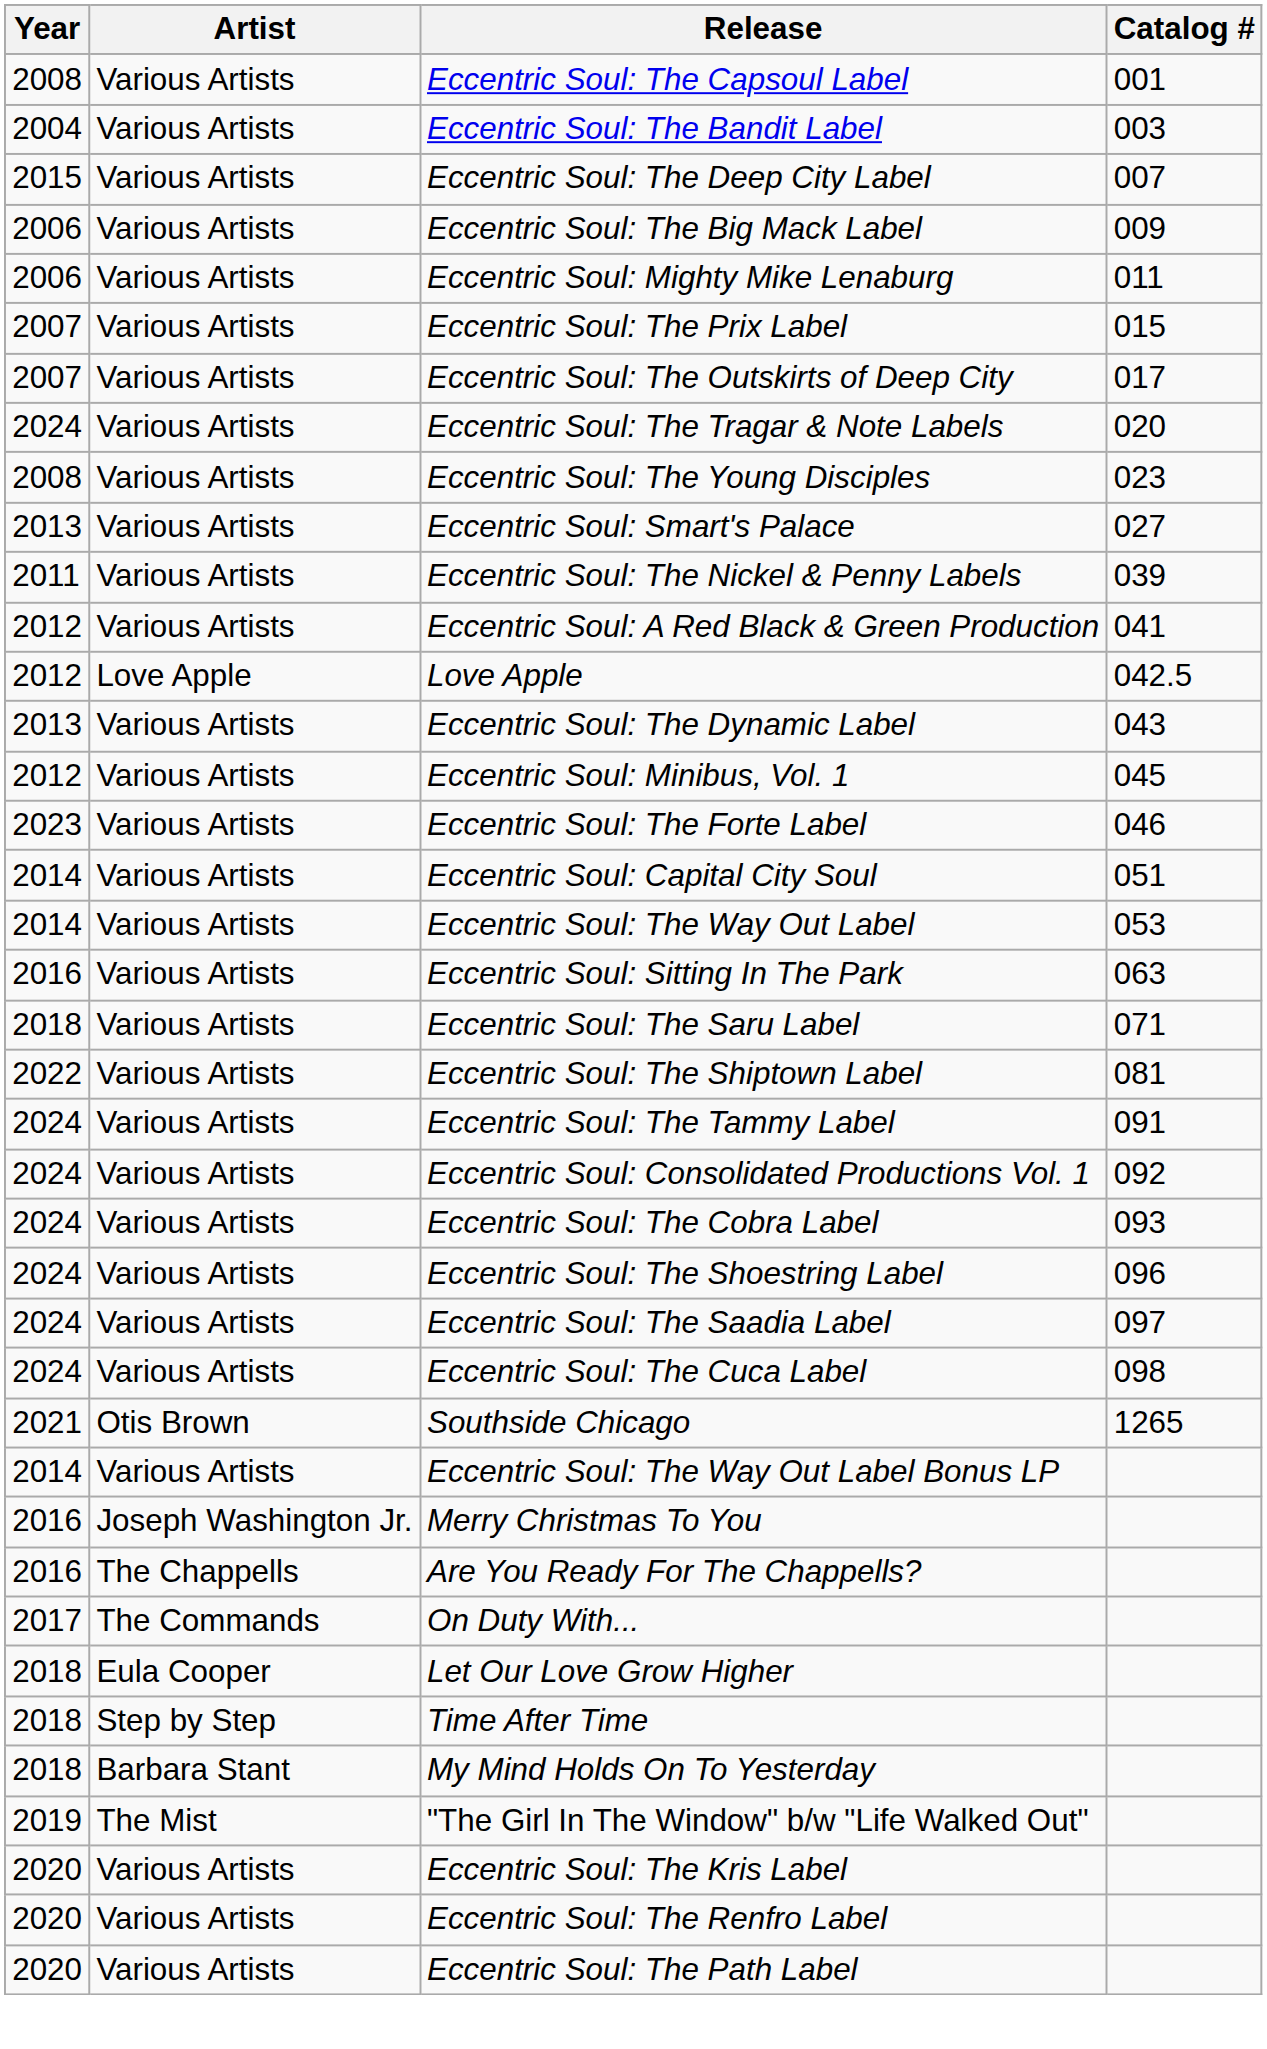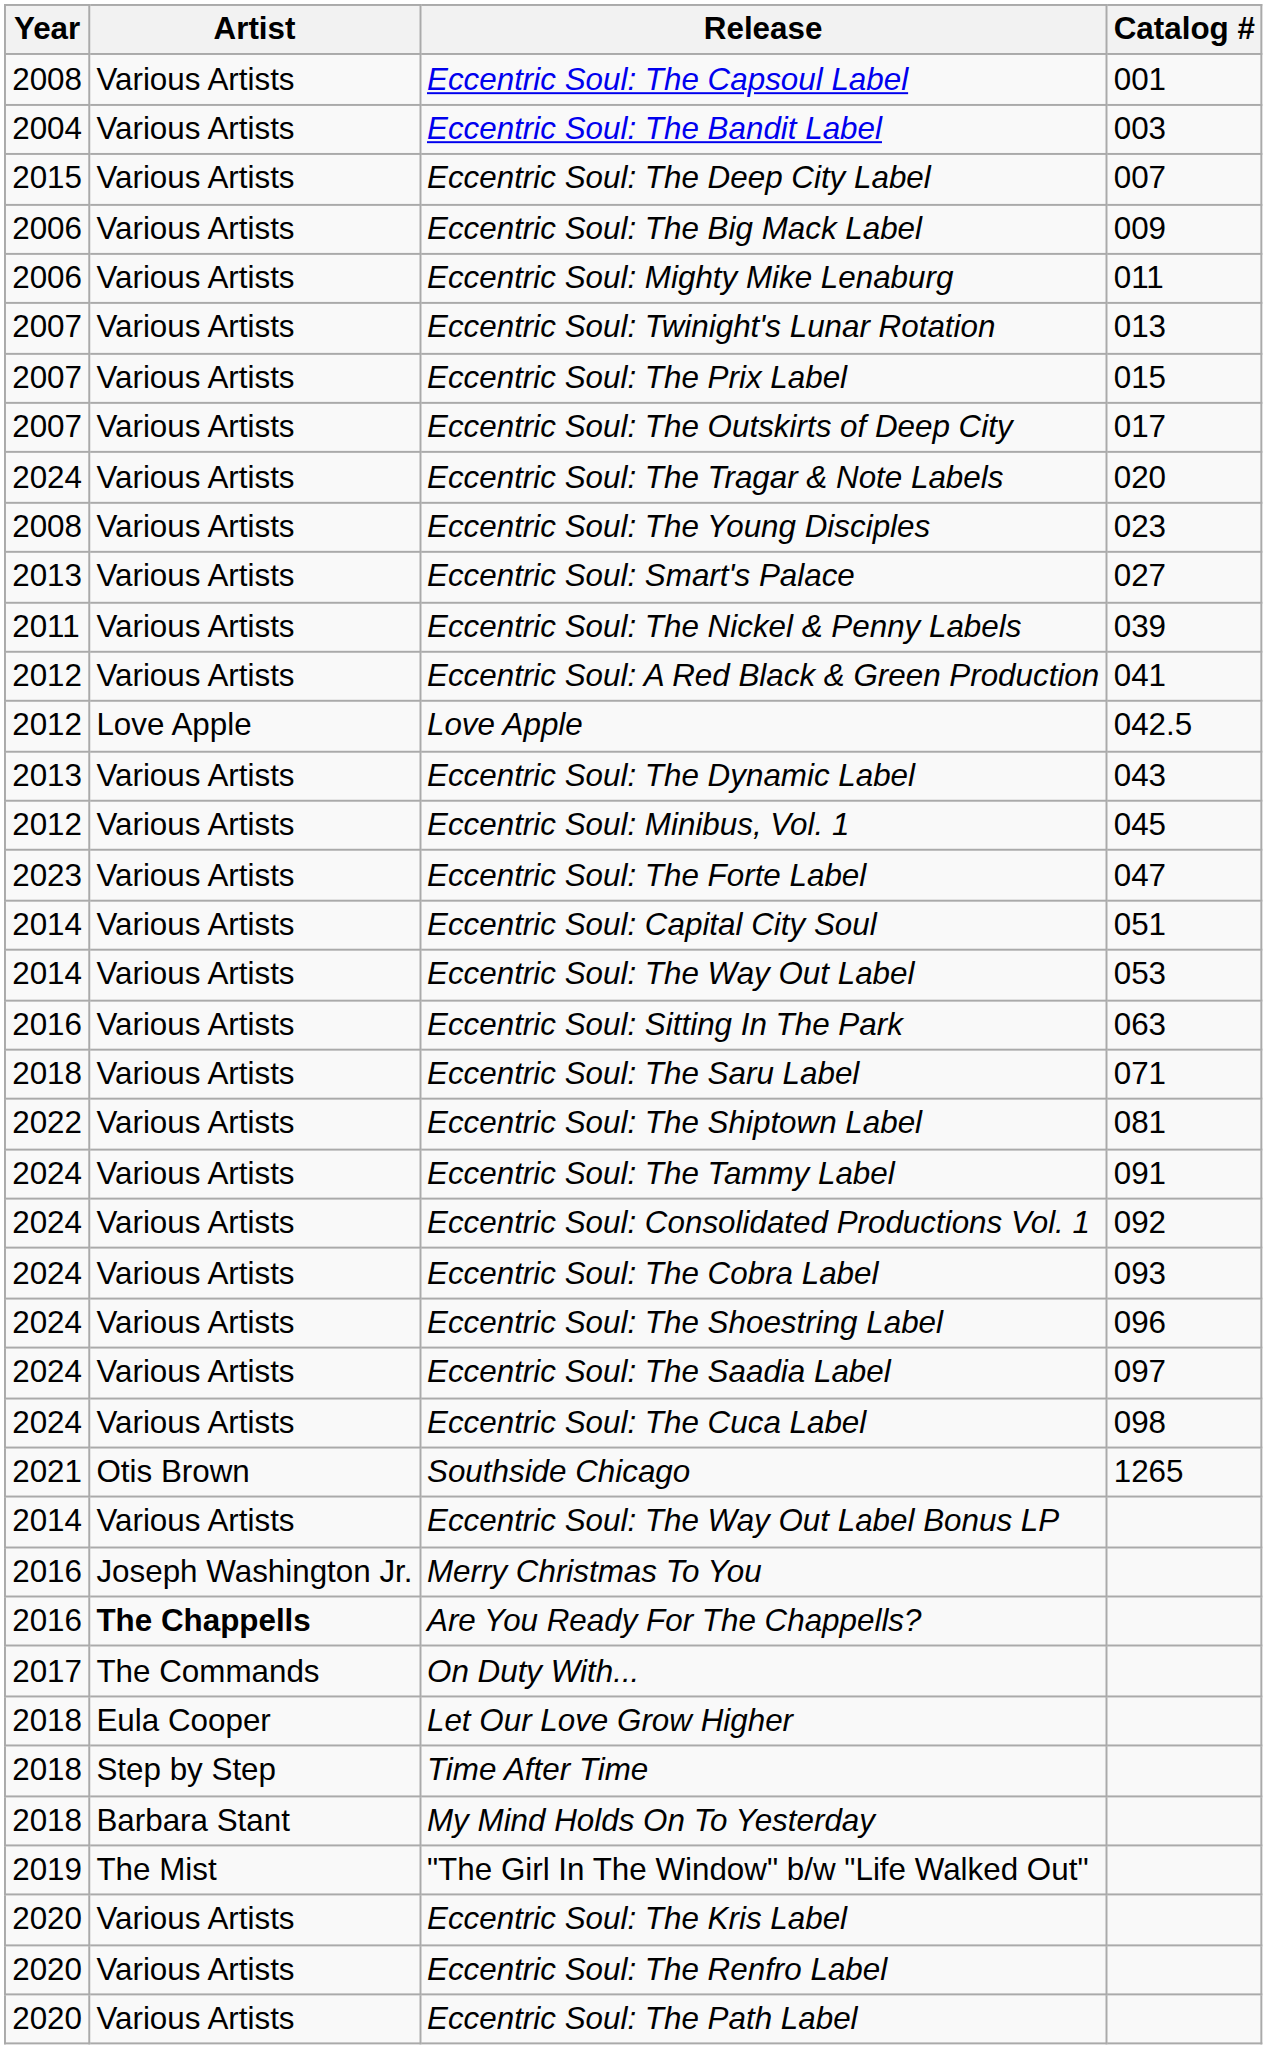+ row: (711, 327)
(1140, 825) 046 -> (1140, 874) 047
(198, 1571) normal -> (204, 1620) bold
